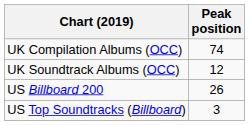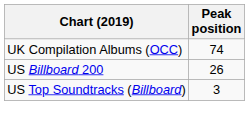- row: (93, 69)
